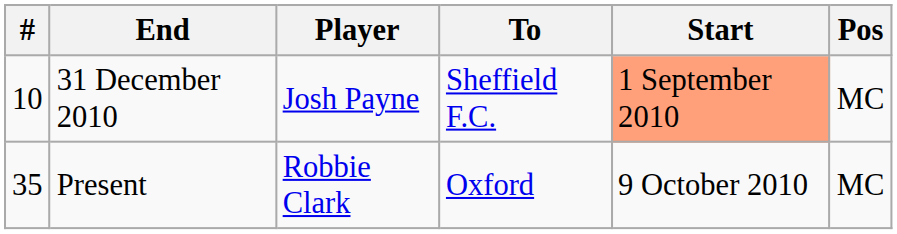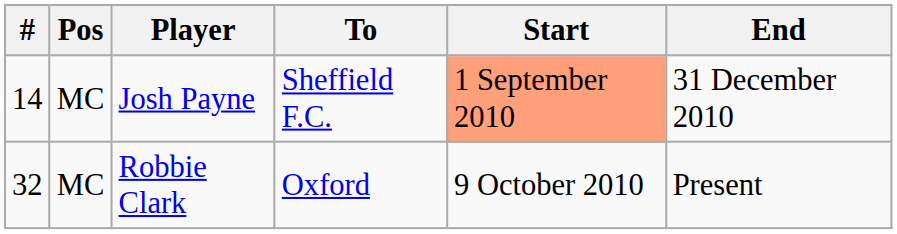columns swapped: (861, 29) <-> (163, 29)
(27, 98) 10 -> (27, 98) 14
(27, 184) 35 -> (27, 184) 32
